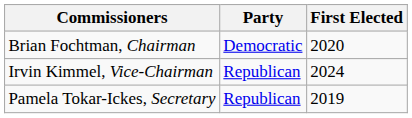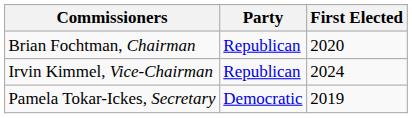(263, 44) Democratic -> (262, 44) Republican
(262, 98) Republican -> (263, 98) Democratic
